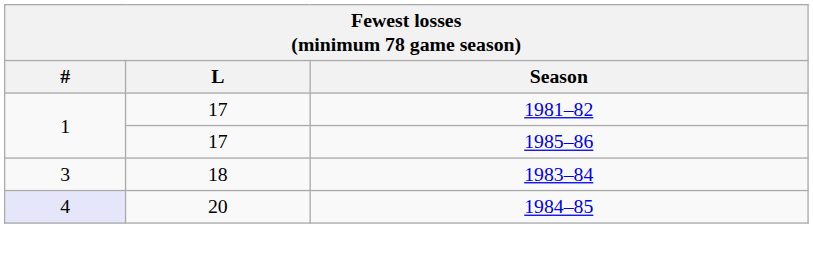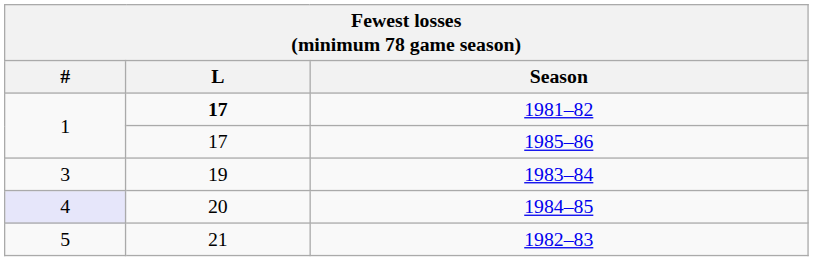(218, 109) normal -> (218, 109) bold
(218, 174) 18 -> (218, 174) 19
+ row: (559, 239)
